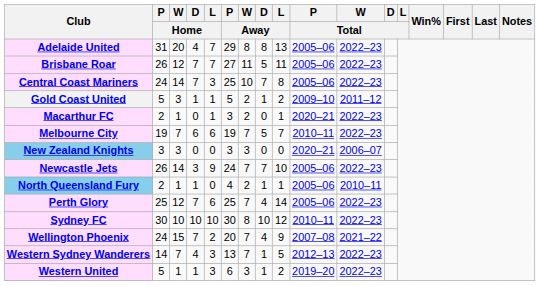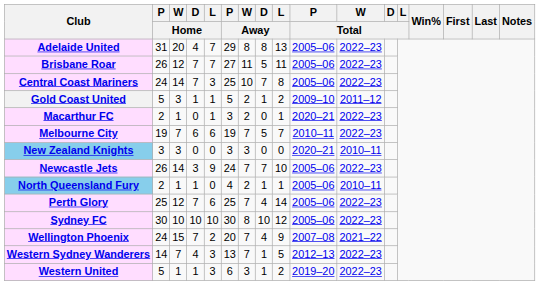(361, 151) 2006–07 -> (361, 151) 2010–11
(313, 220) 2010–11 -> (313, 220) 2005–06
